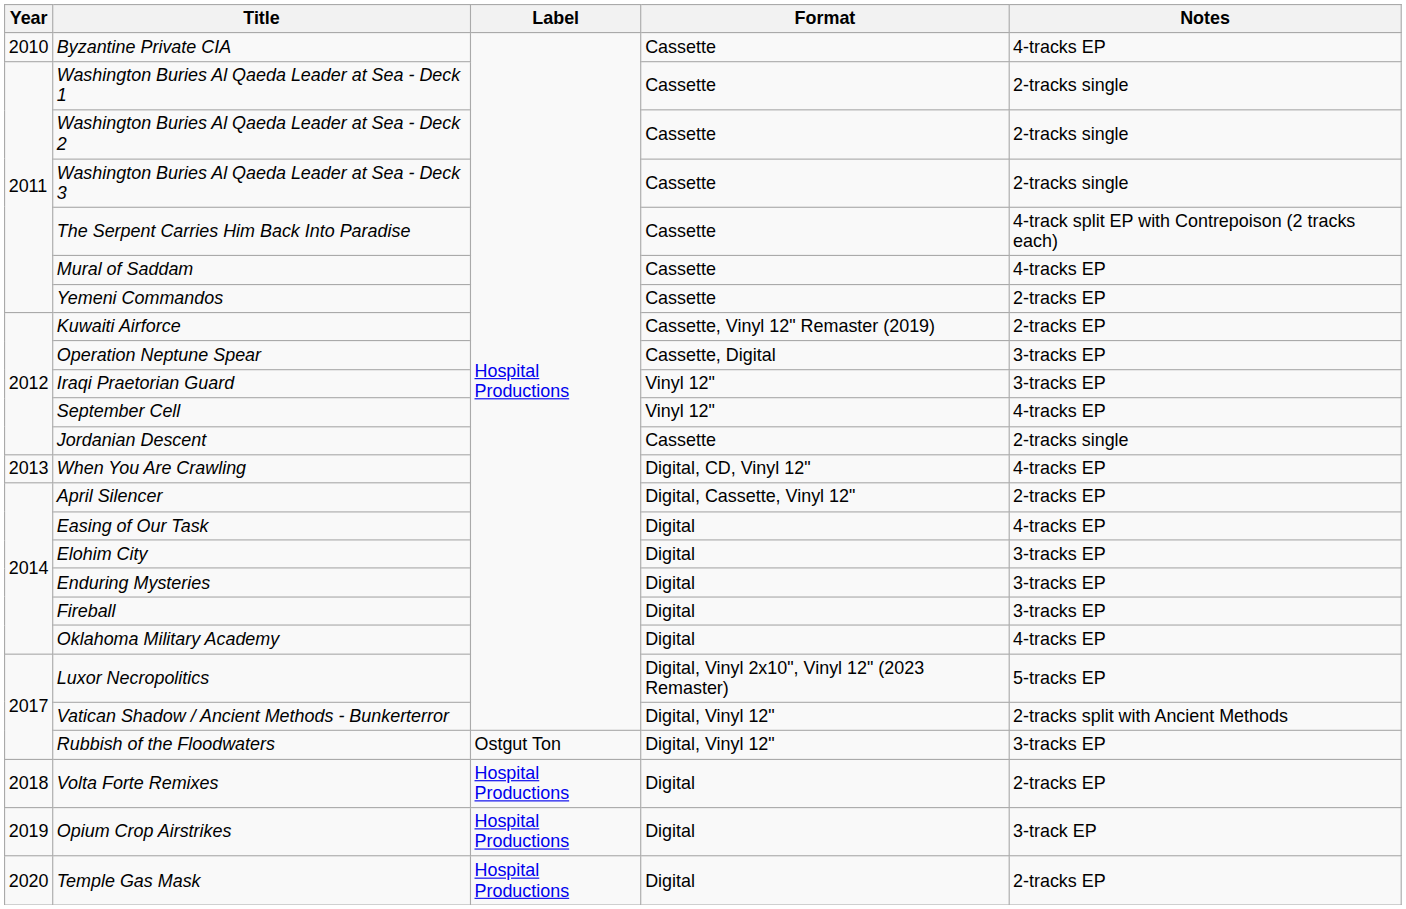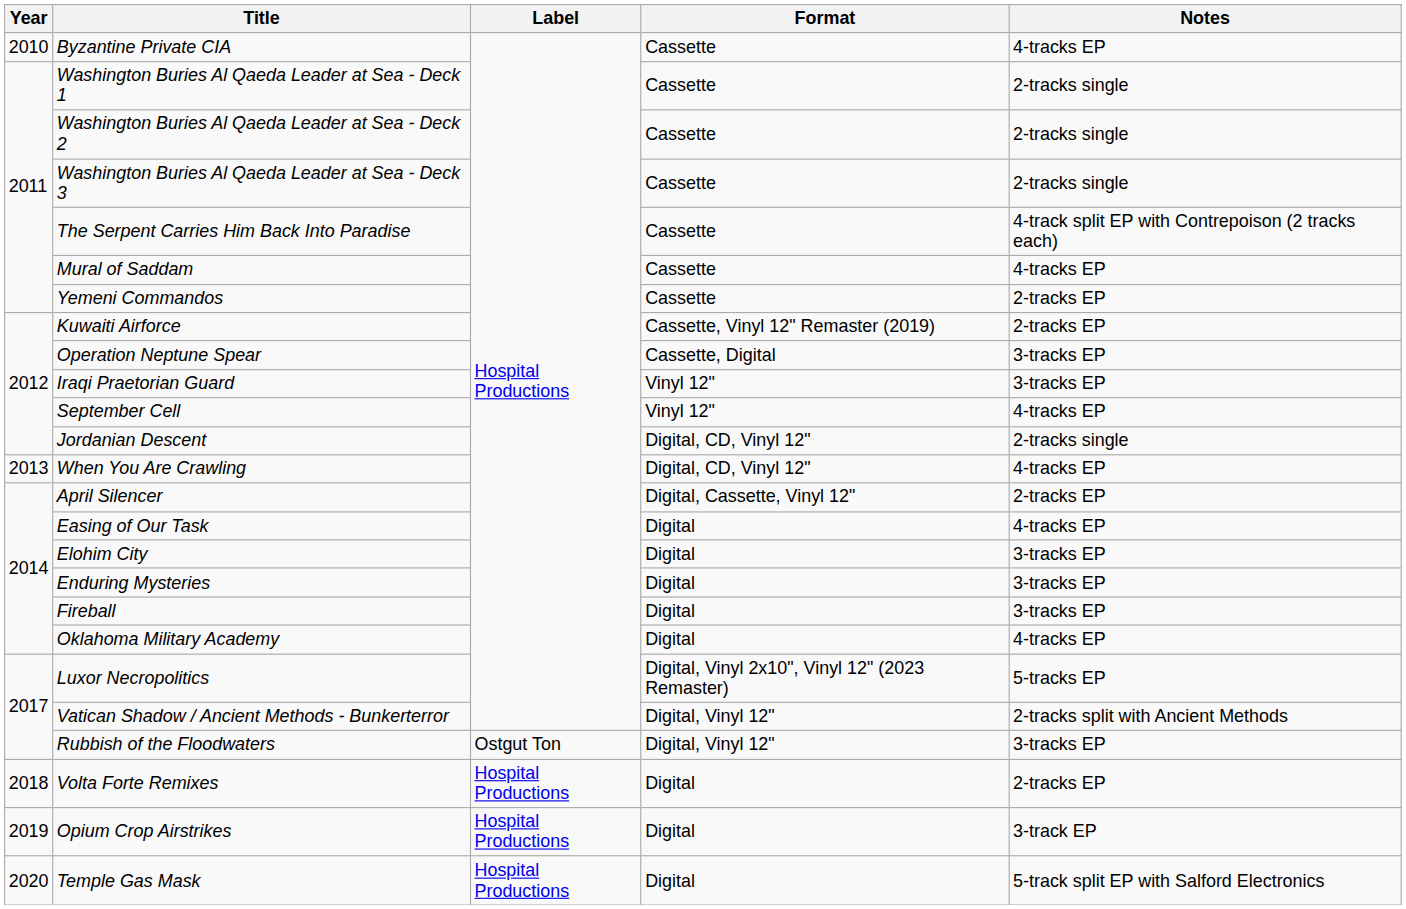(681, 440) Cassette -> (728, 440) Digital, CD, Vinyl 12"
(1059, 880) 2-tracks EP -> (1169, 880) 5-track split EP with Salford Electronics
